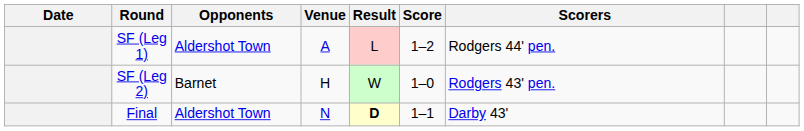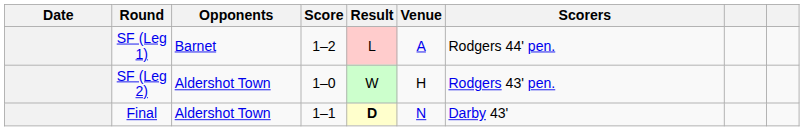columns swapped: (325, 15) <-> (422, 15)
(223, 45) Aldershot Town -> (195, 45) Barnet
(195, 84) Barnet -> (223, 84) Aldershot Town
